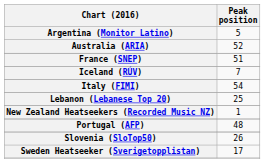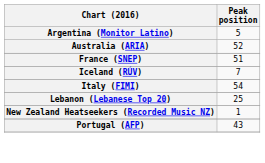(238, 125) 48 -> (238, 125) 43
- row: (111, 138)
- row: (111, 152)
